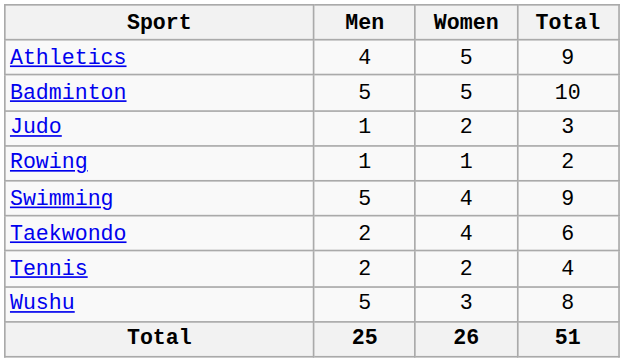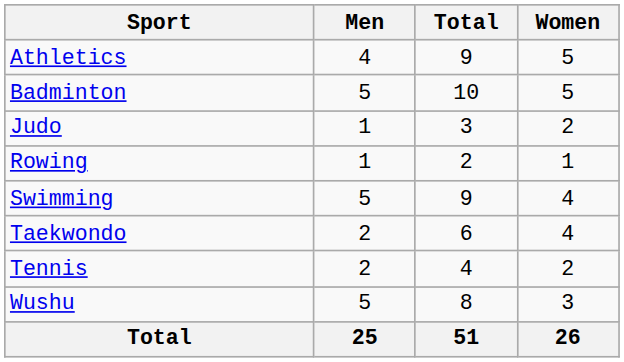columns swapped: (466, 22) <-> (568, 22)
